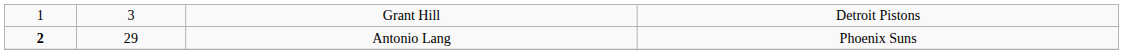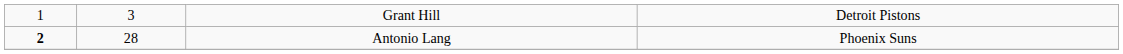(131, 37) 29 -> (131, 37) 28
